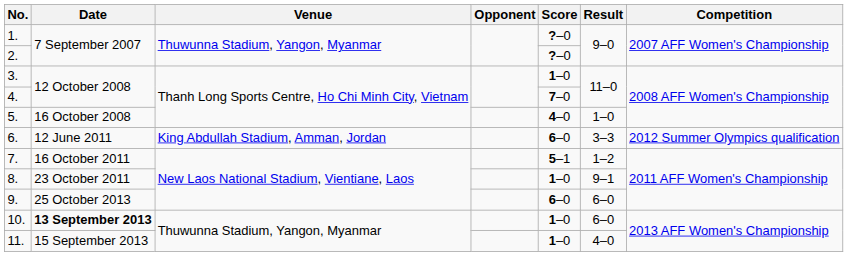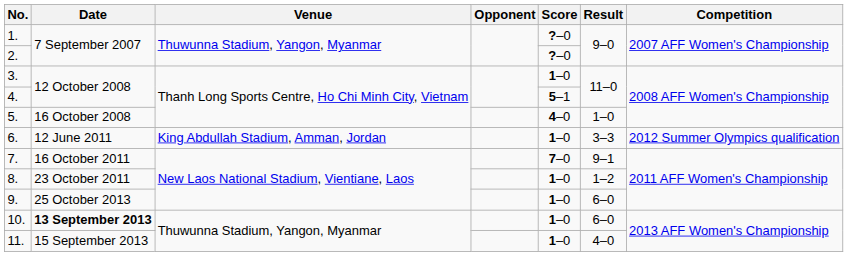(560, 96) 7–0 -> (560, 96) 5–1
(560, 138) 6–0 -> (560, 138) 1–0
(560, 158) 5–1 -> (560, 158) 7–0
(603, 158) 1–2 -> (603, 158) 9–1
(603, 179) 9–1 -> (603, 179) 1–2
(560, 199) 6–0 -> (560, 199) 1–0
